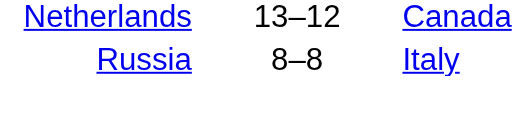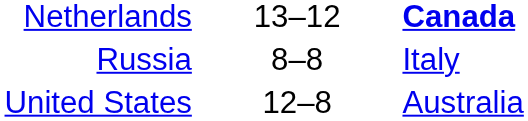(457, 16) normal -> (459, 16) bold
+ row: (98, 102)
